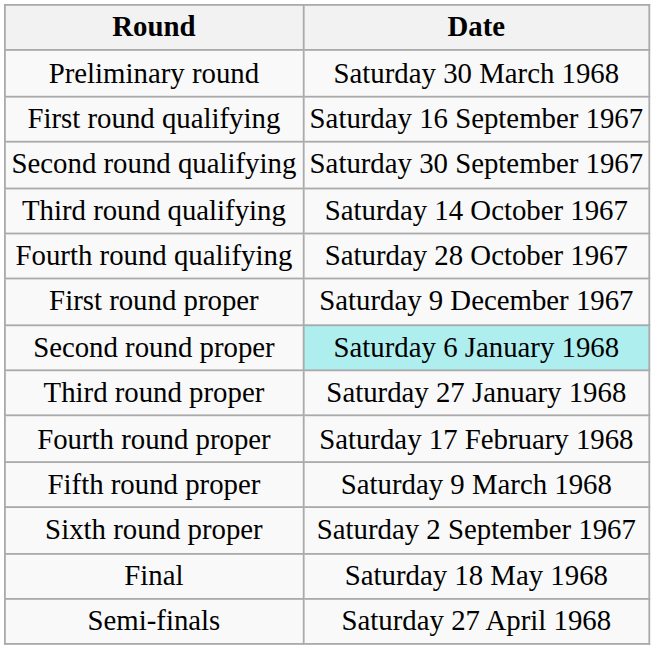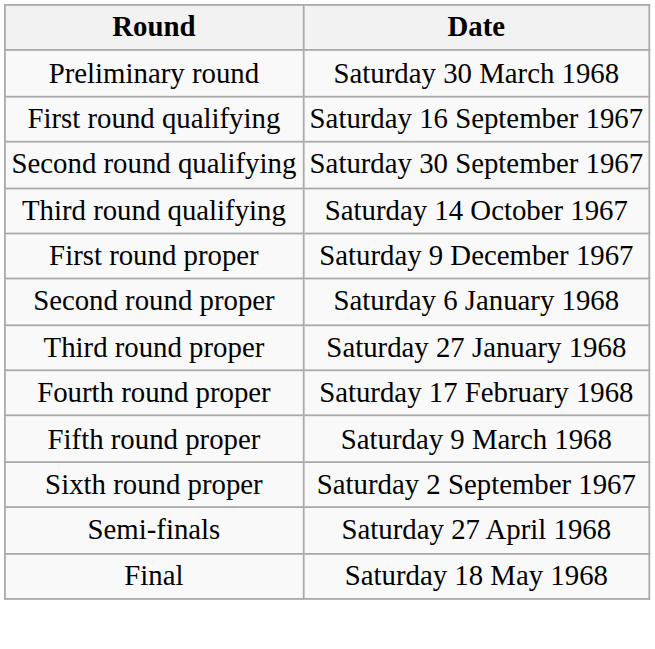- row: (154, 255)
(476, 347) paleturquoise background -> (476, 301) no background
rows swapped: (154, 621) <-> (154, 575)
